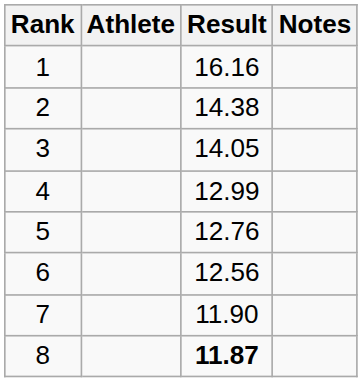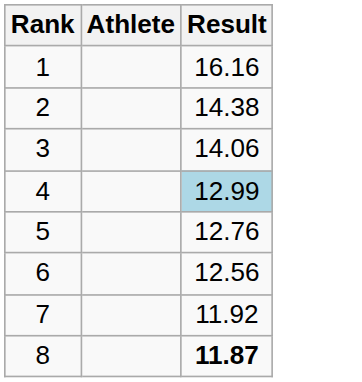- column: (315, 25)
(227, 149) 14.05 -> (227, 149) 14.06
(227, 190) no background -> (227, 190) lightblue background
(227, 314) 11.90 -> (227, 314) 11.92
